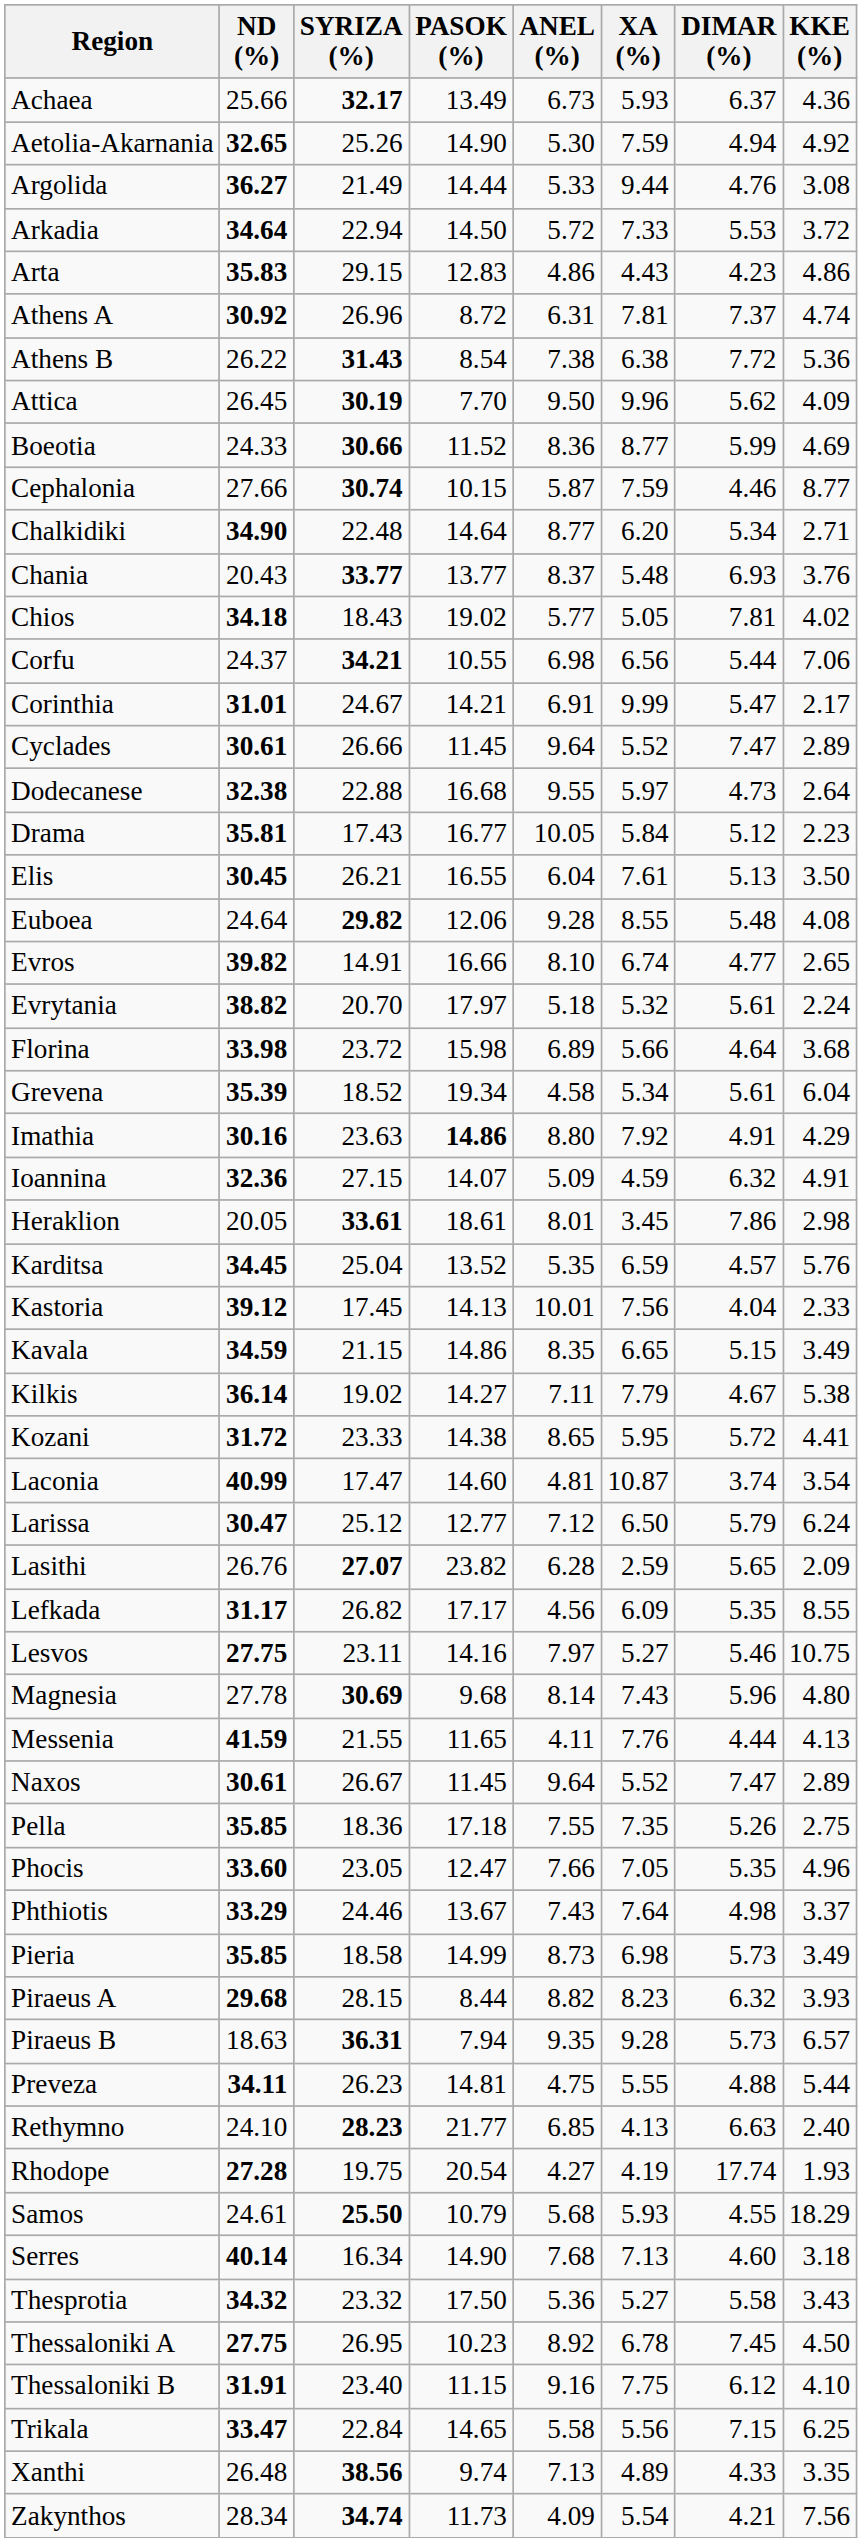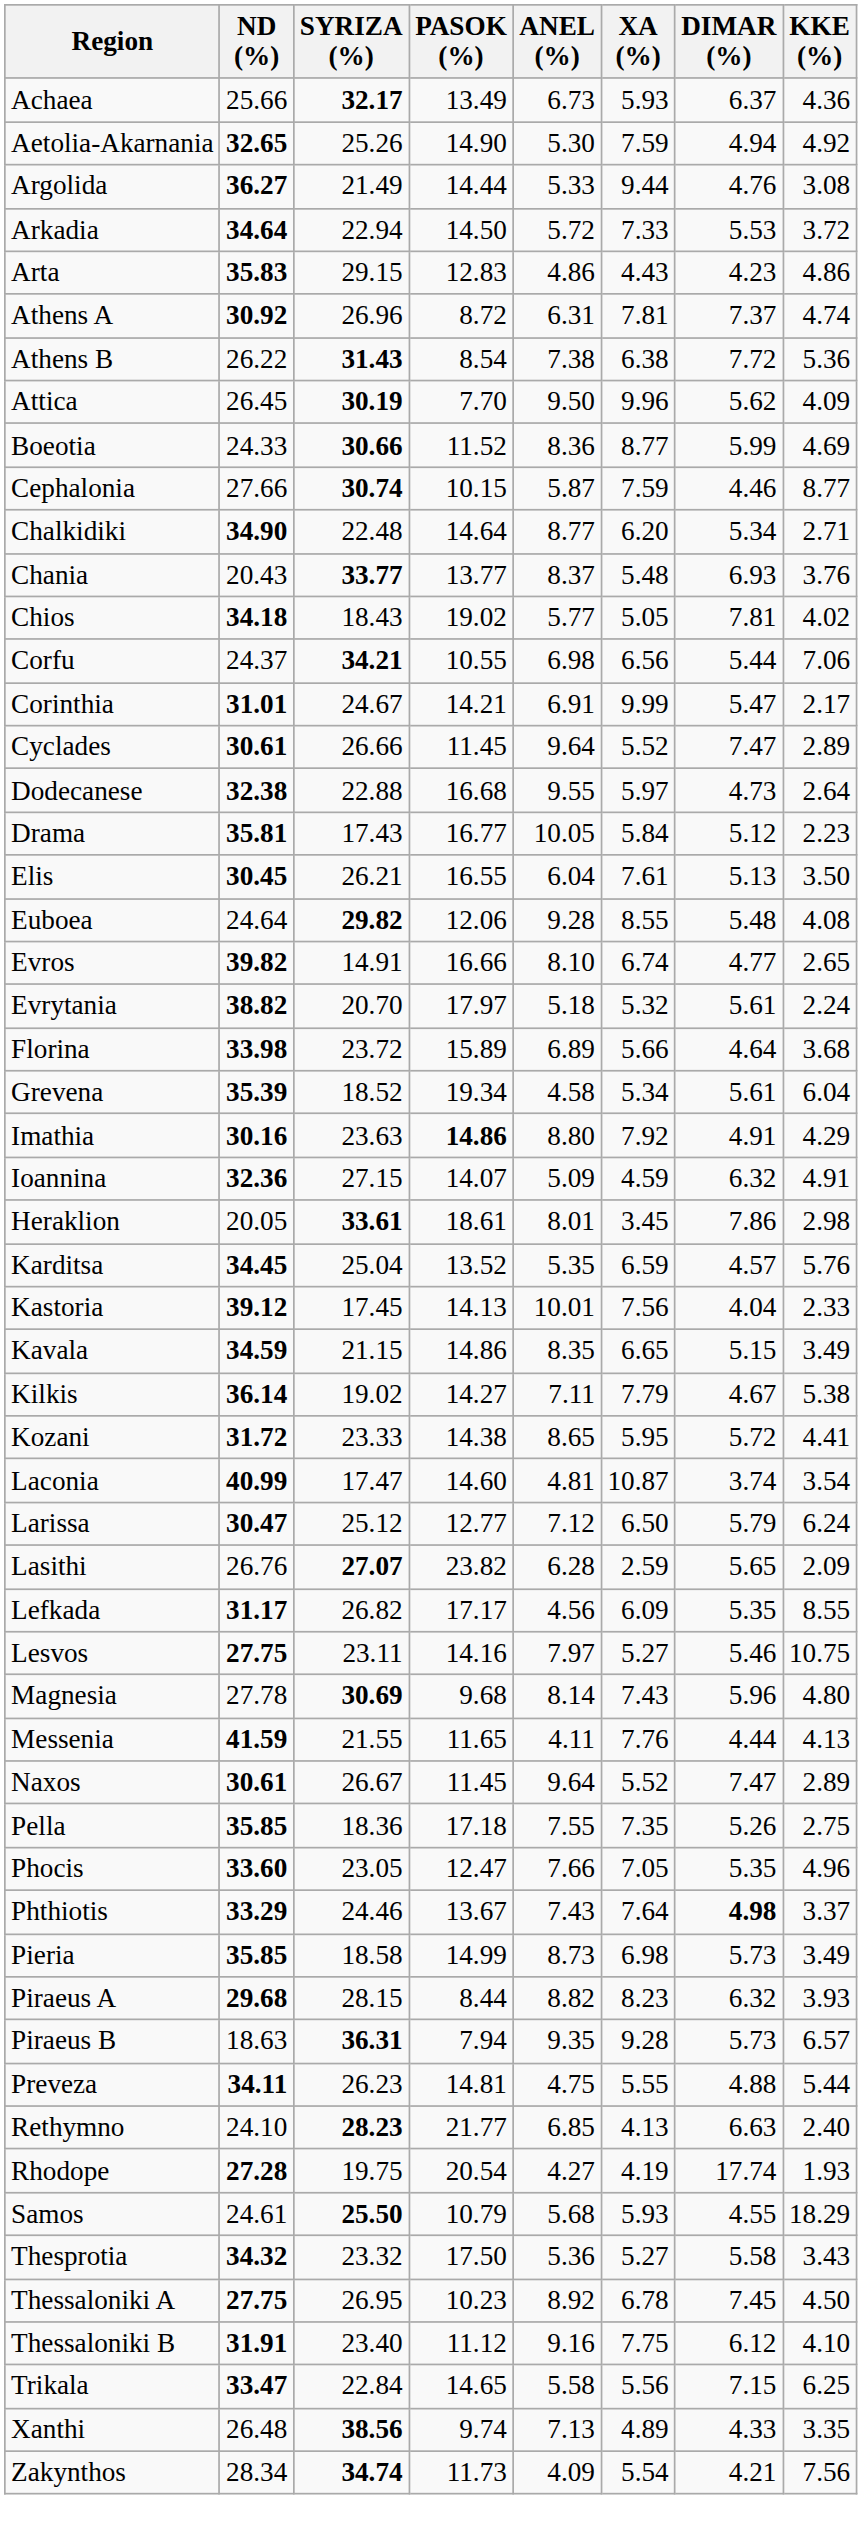(476, 1048) 15.98 -> (476, 1048) 15.89
(753, 1911) normal -> (753, 1911) bold
- row: (45, 2256)
(477, 2386) 11.15 -> (477, 2342) 11.12
